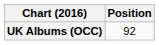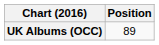(130, 31) 92 -> (130, 31) 89
